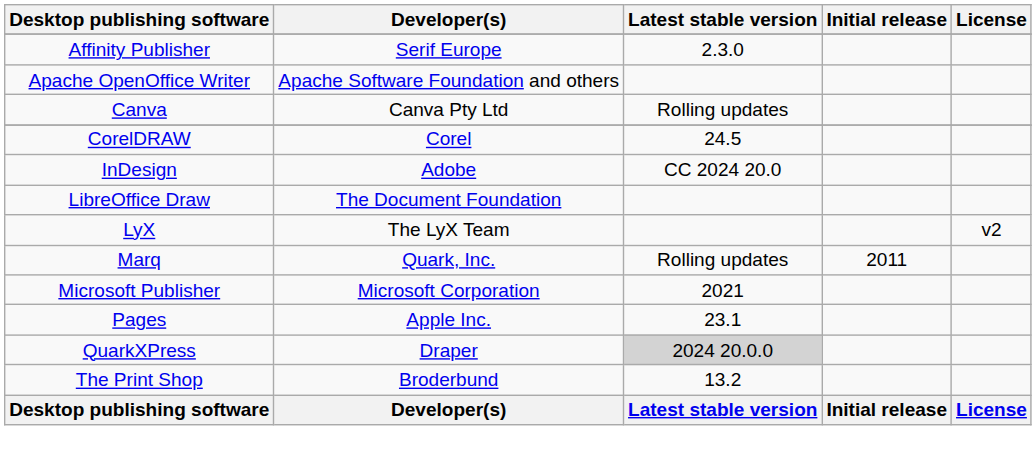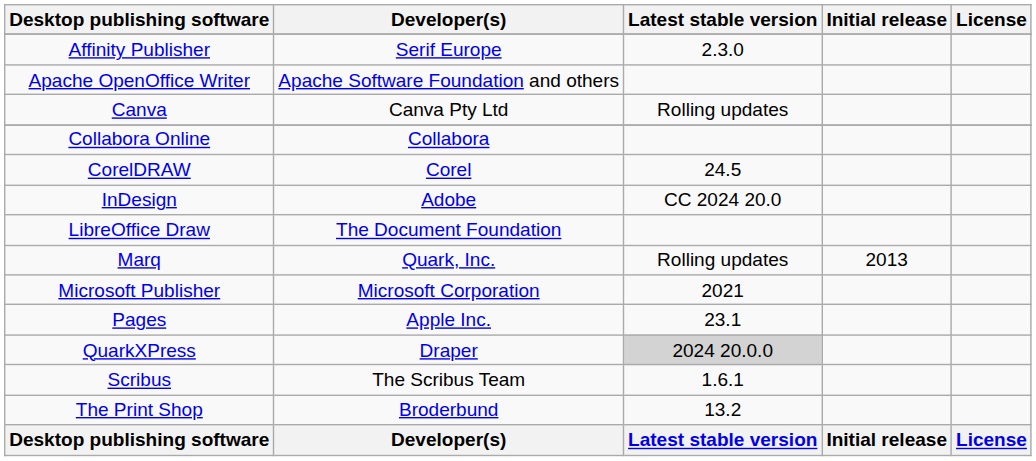+ row: (139, 139)
- row: (139, 229)
(887, 259) 2011 -> (887, 259) 2013
+ row: (139, 379)
